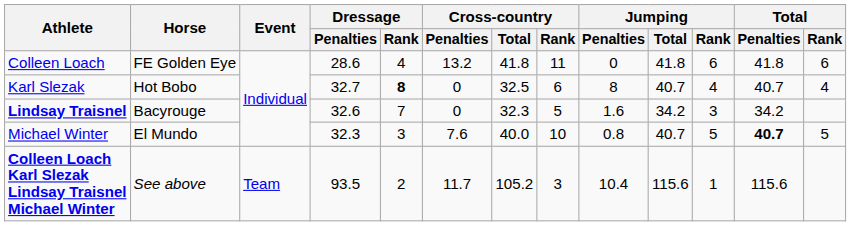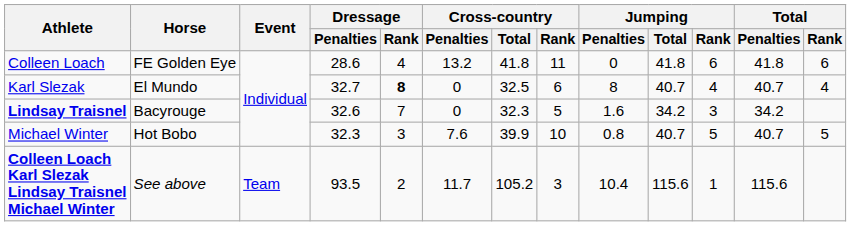(165, 87) Hot Bobo -> (165, 87) El Mundo
(165, 135) El Mundo -> (165, 135) Hot Bobo
(514, 135) 40.0 -> (514, 135) 39.9
(769, 135) bold -> (769, 135) normal
